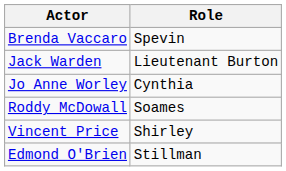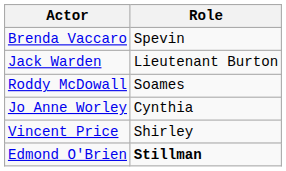rows swapped: (67, 108) <-> (67, 85)
(168, 155) normal -> (168, 155) bold
